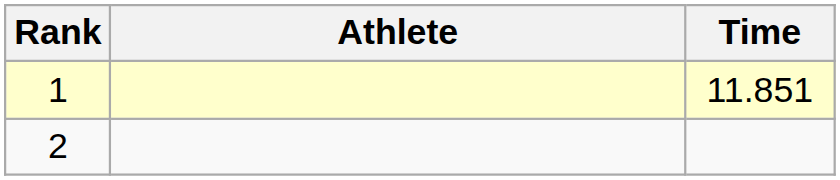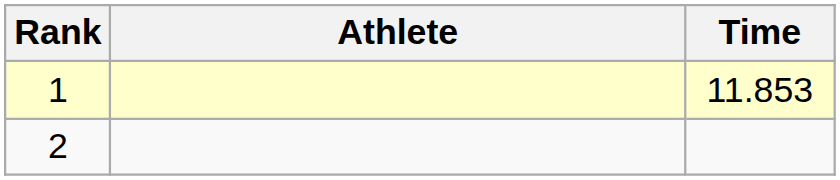(760, 89) 11.851 -> (760, 89) 11.853
